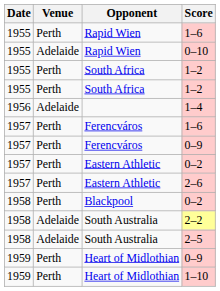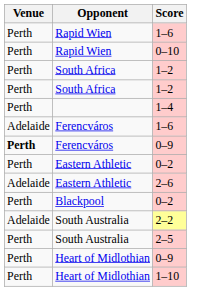- column: (19, 13)
(58, 51) Adelaide -> (20, 51) Perth
(58, 107) Adelaide -> (20, 107) Perth
(49, 126) Perth -> (28, 126) Adelaide
(49, 145) normal -> (21, 145) bold
(49, 182) Perth -> (28, 182) Adelaide
(58, 239) Adelaide -> (20, 239) Perth
